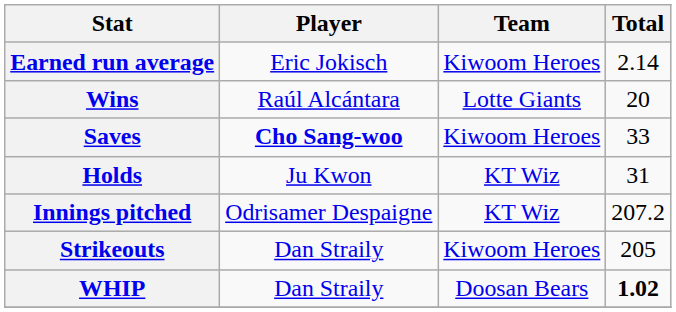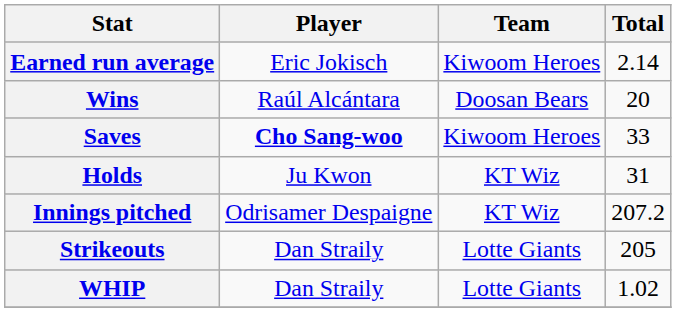(522, 99) Lotte Giants -> (522, 99) Doosan Bears
(522, 250) Kiwoom Heroes -> (522, 250) Lotte Giants
(522, 288) Doosan Bears -> (522, 288) Lotte Giants
(638, 288) bold -> (638, 288) normal
